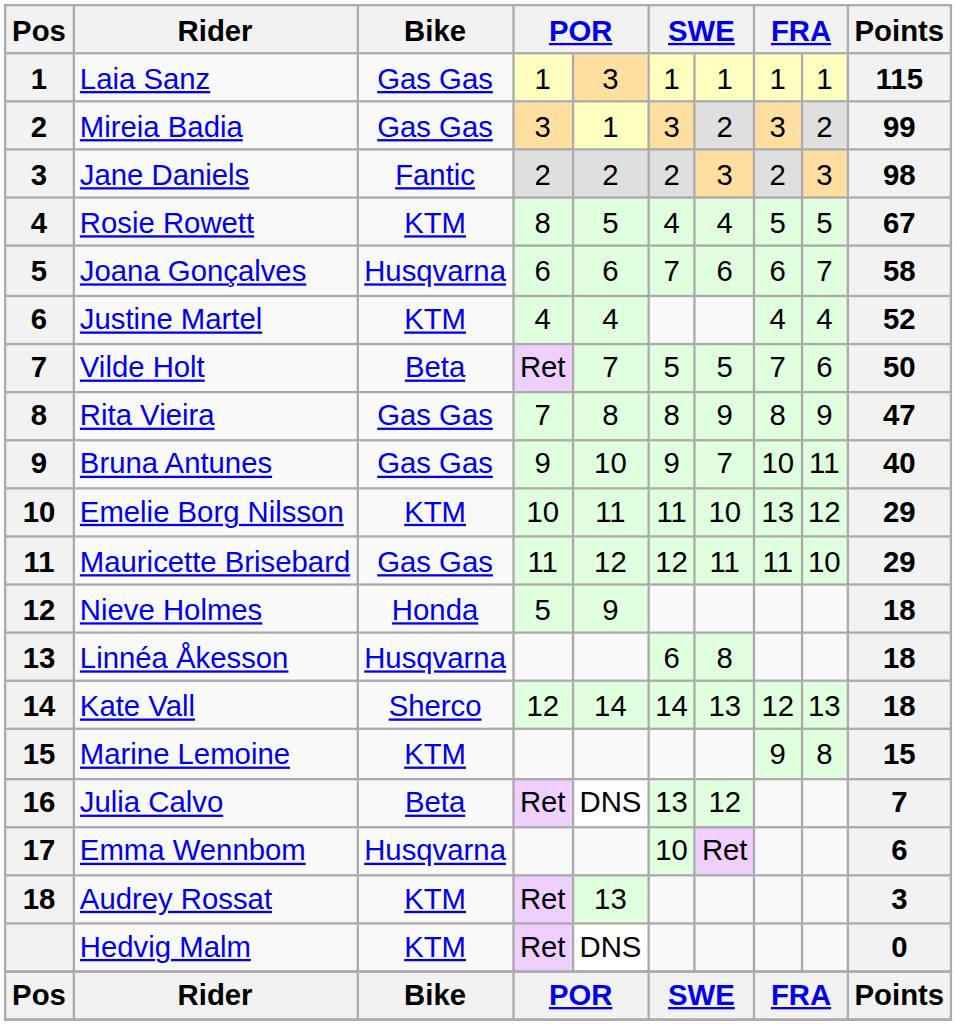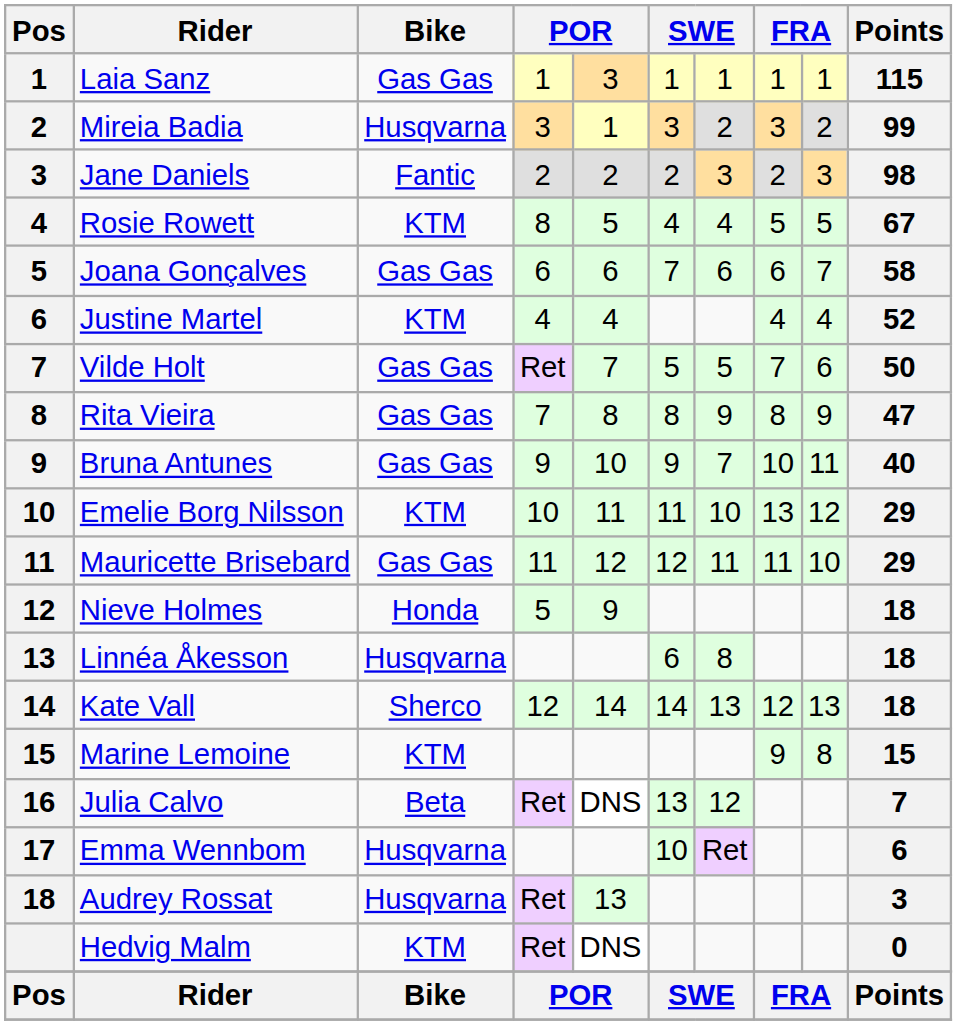(435, 126) Gas Gas -> (435, 126) Husqvarna
(435, 271) Husqvarna -> (435, 271) Gas Gas
(435, 367) Beta -> (435, 367) Gas Gas
(435, 899) KTM -> (435, 899) Husqvarna
